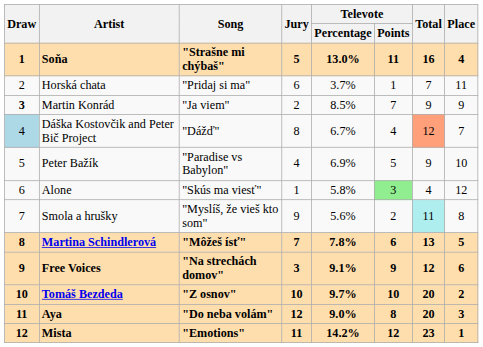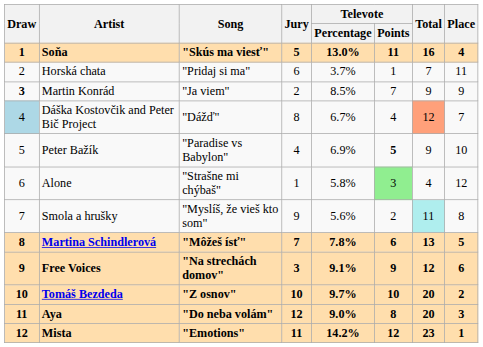(213, 59) "Strašne mi chýbaš" -> (226, 52) "Skús ma viesť"
(393, 164) normal -> (393, 150) bold
(222, 190) "Skús ma viesť" -> (210, 183) "Strašne mi chýbaš"
